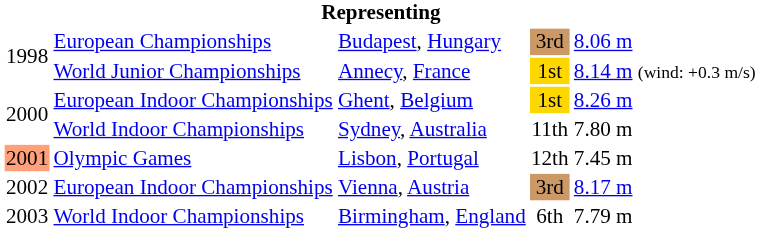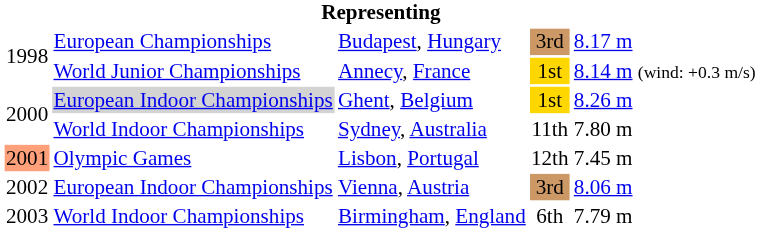(603, 41) 8.06 m -> (603, 41) 8.17 m
(193, 99) no background -> (193, 99) lightgrey background
(603, 186) 8.17 m -> (603, 186) 8.06 m
